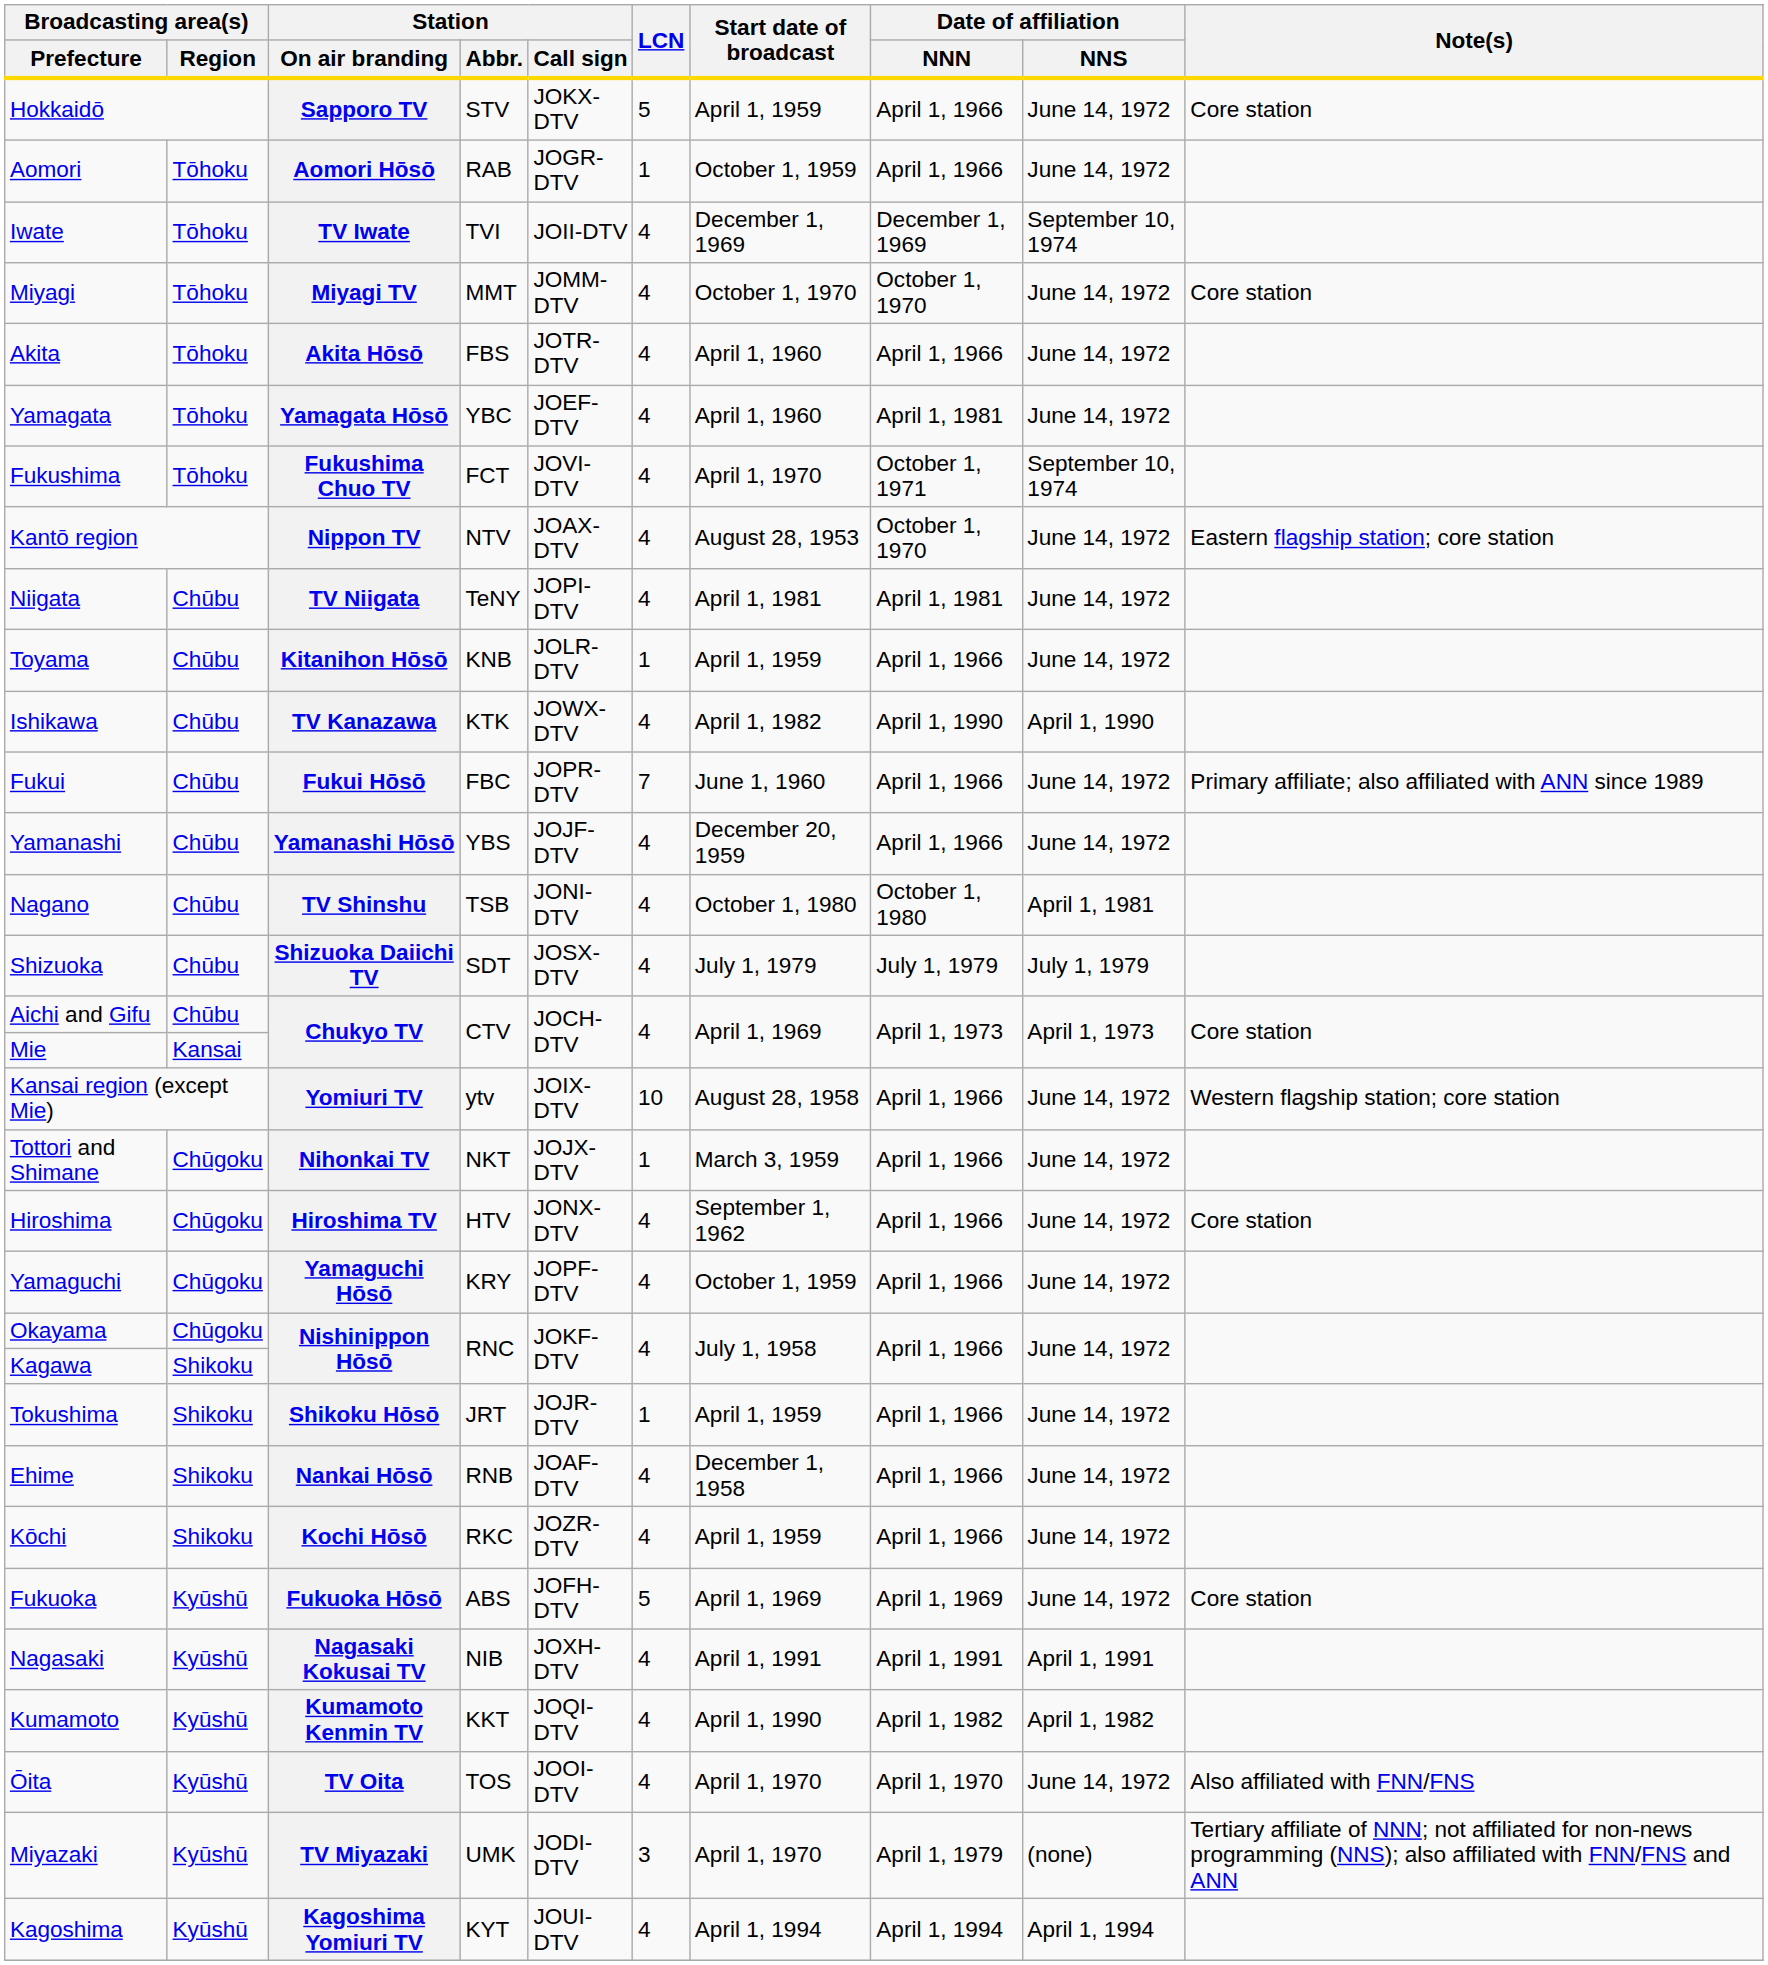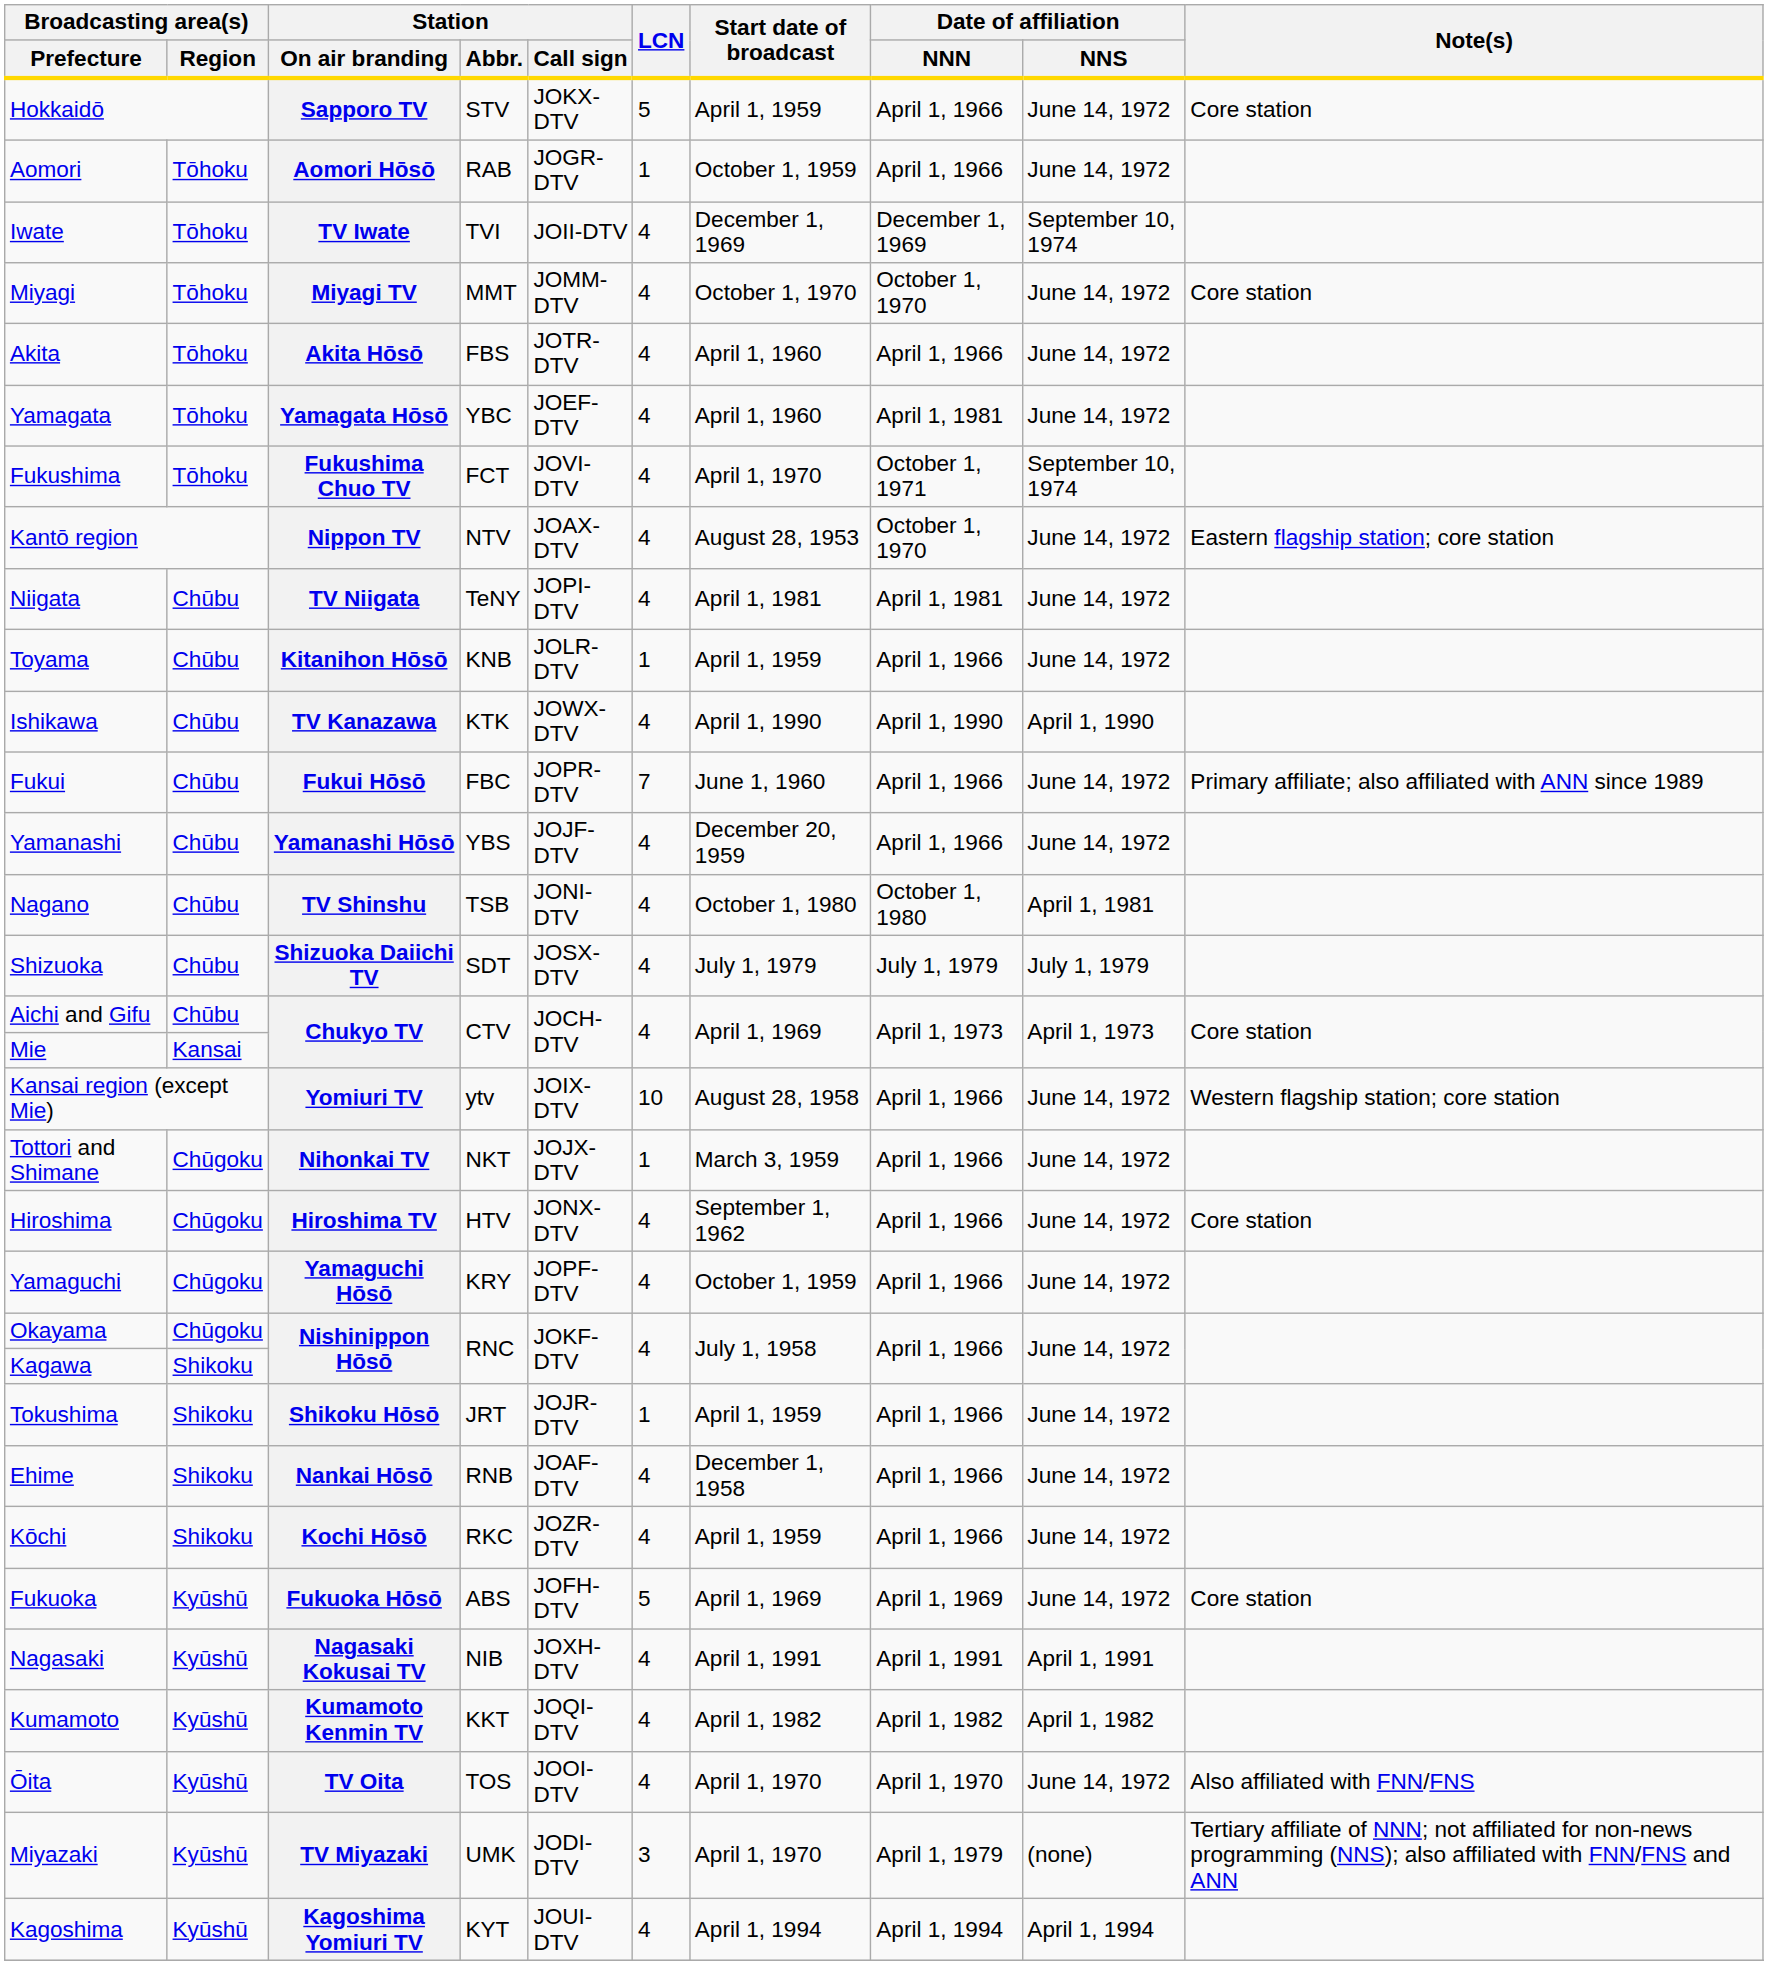(758, 721) April 1, 1982 -> (758, 721) April 1, 1990
(758, 1720) April 1, 1990 -> (758, 1720) April 1, 1982
